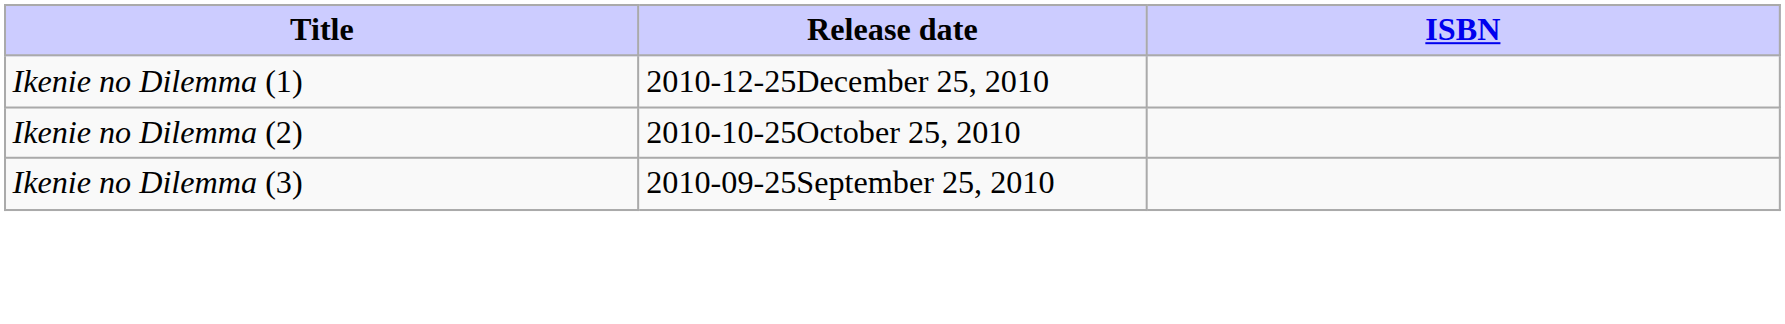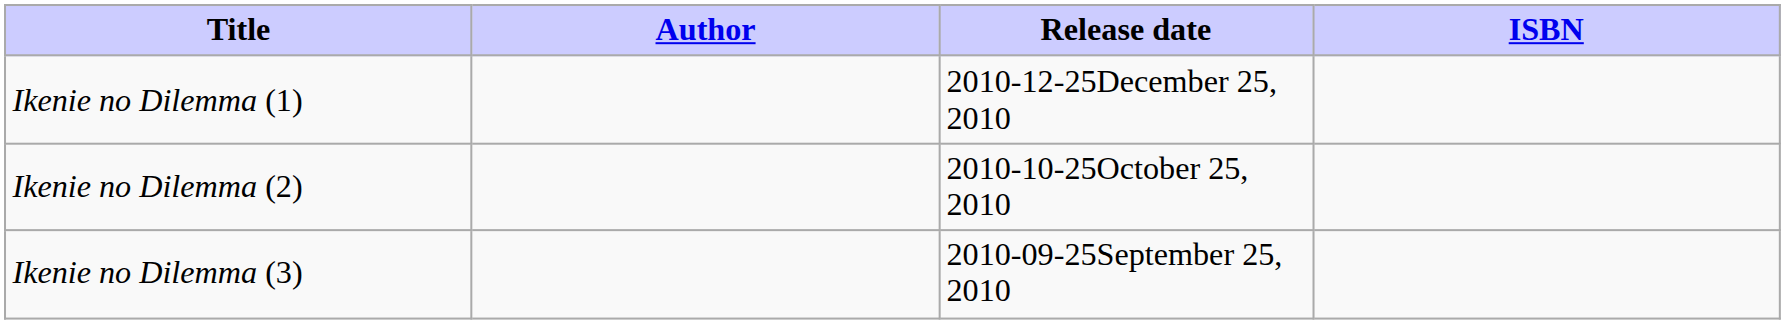+ column: (706, 30)
